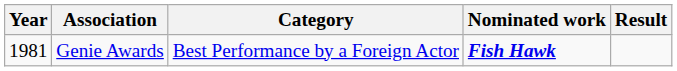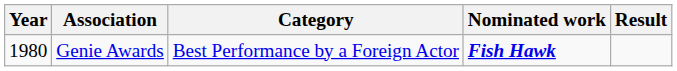(28, 50) 1981 -> (28, 50) 1980
